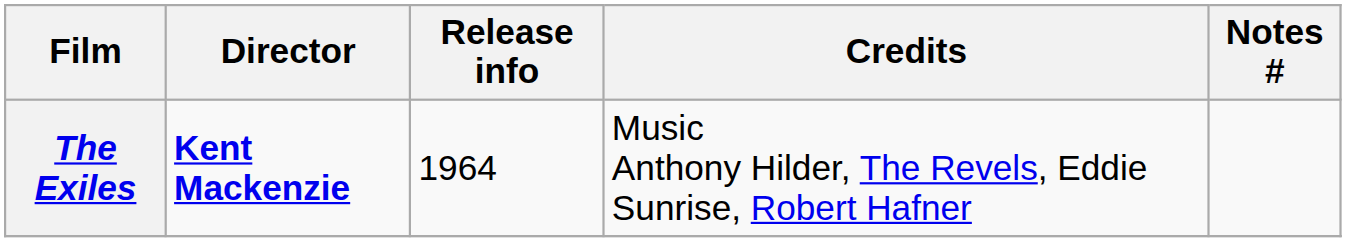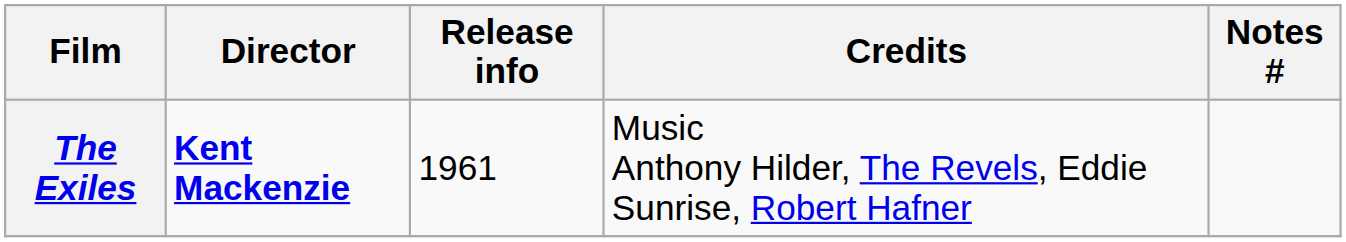(458, 167) 1964 -> (458, 167) 1961
